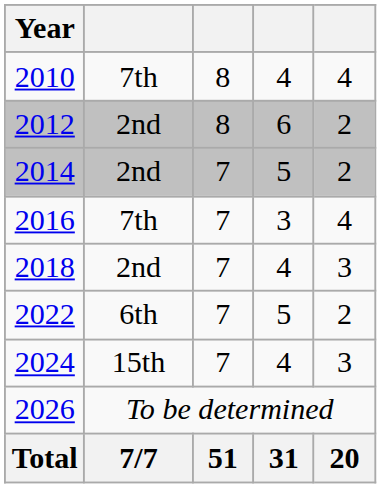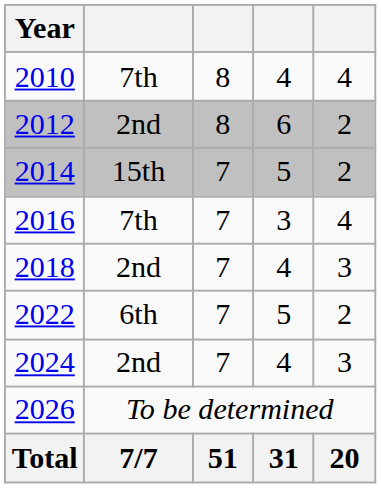(139, 171) 2nd -> (138, 171) 15th
(138, 362) 15th -> (139, 362) 2nd
